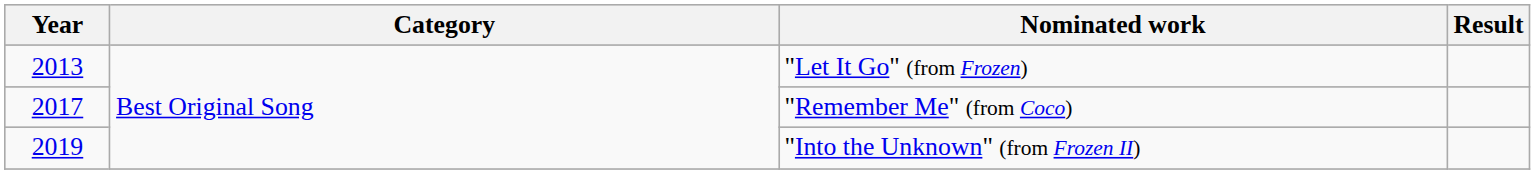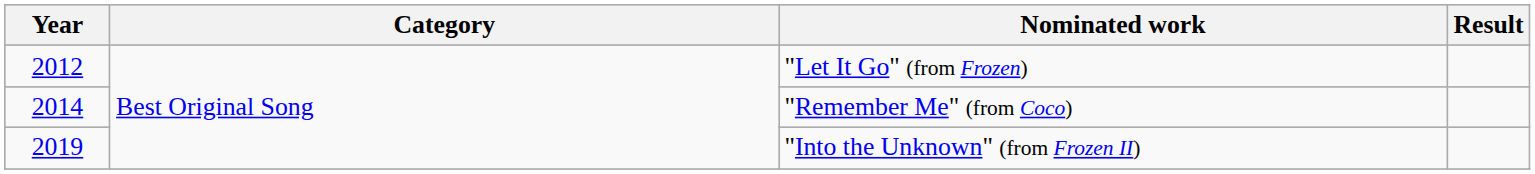(57, 65) 2013 -> (57, 65) 2012
(57, 106) 2017 -> (57, 106) 2014
